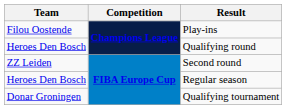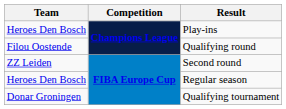(39, 29) Filou Oostende -> (46, 29) Heroes Den Bosch
(46, 46) Heroes Den Bosch -> (39, 46) Filou Oostende
